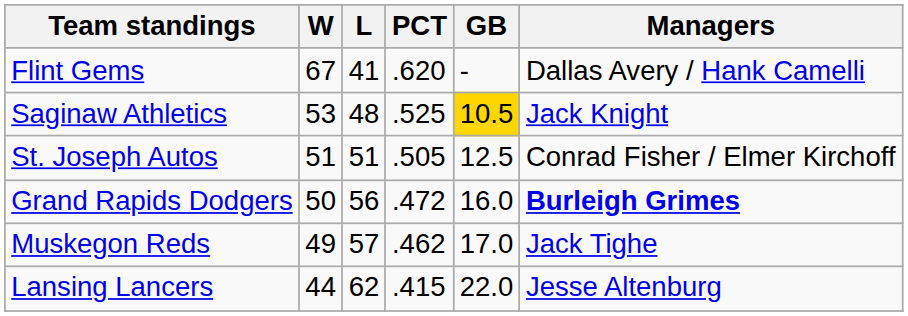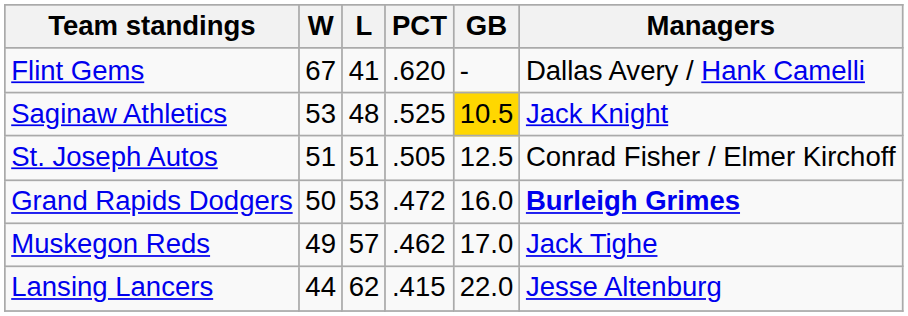(364, 200) 56 -> (364, 200) 53
